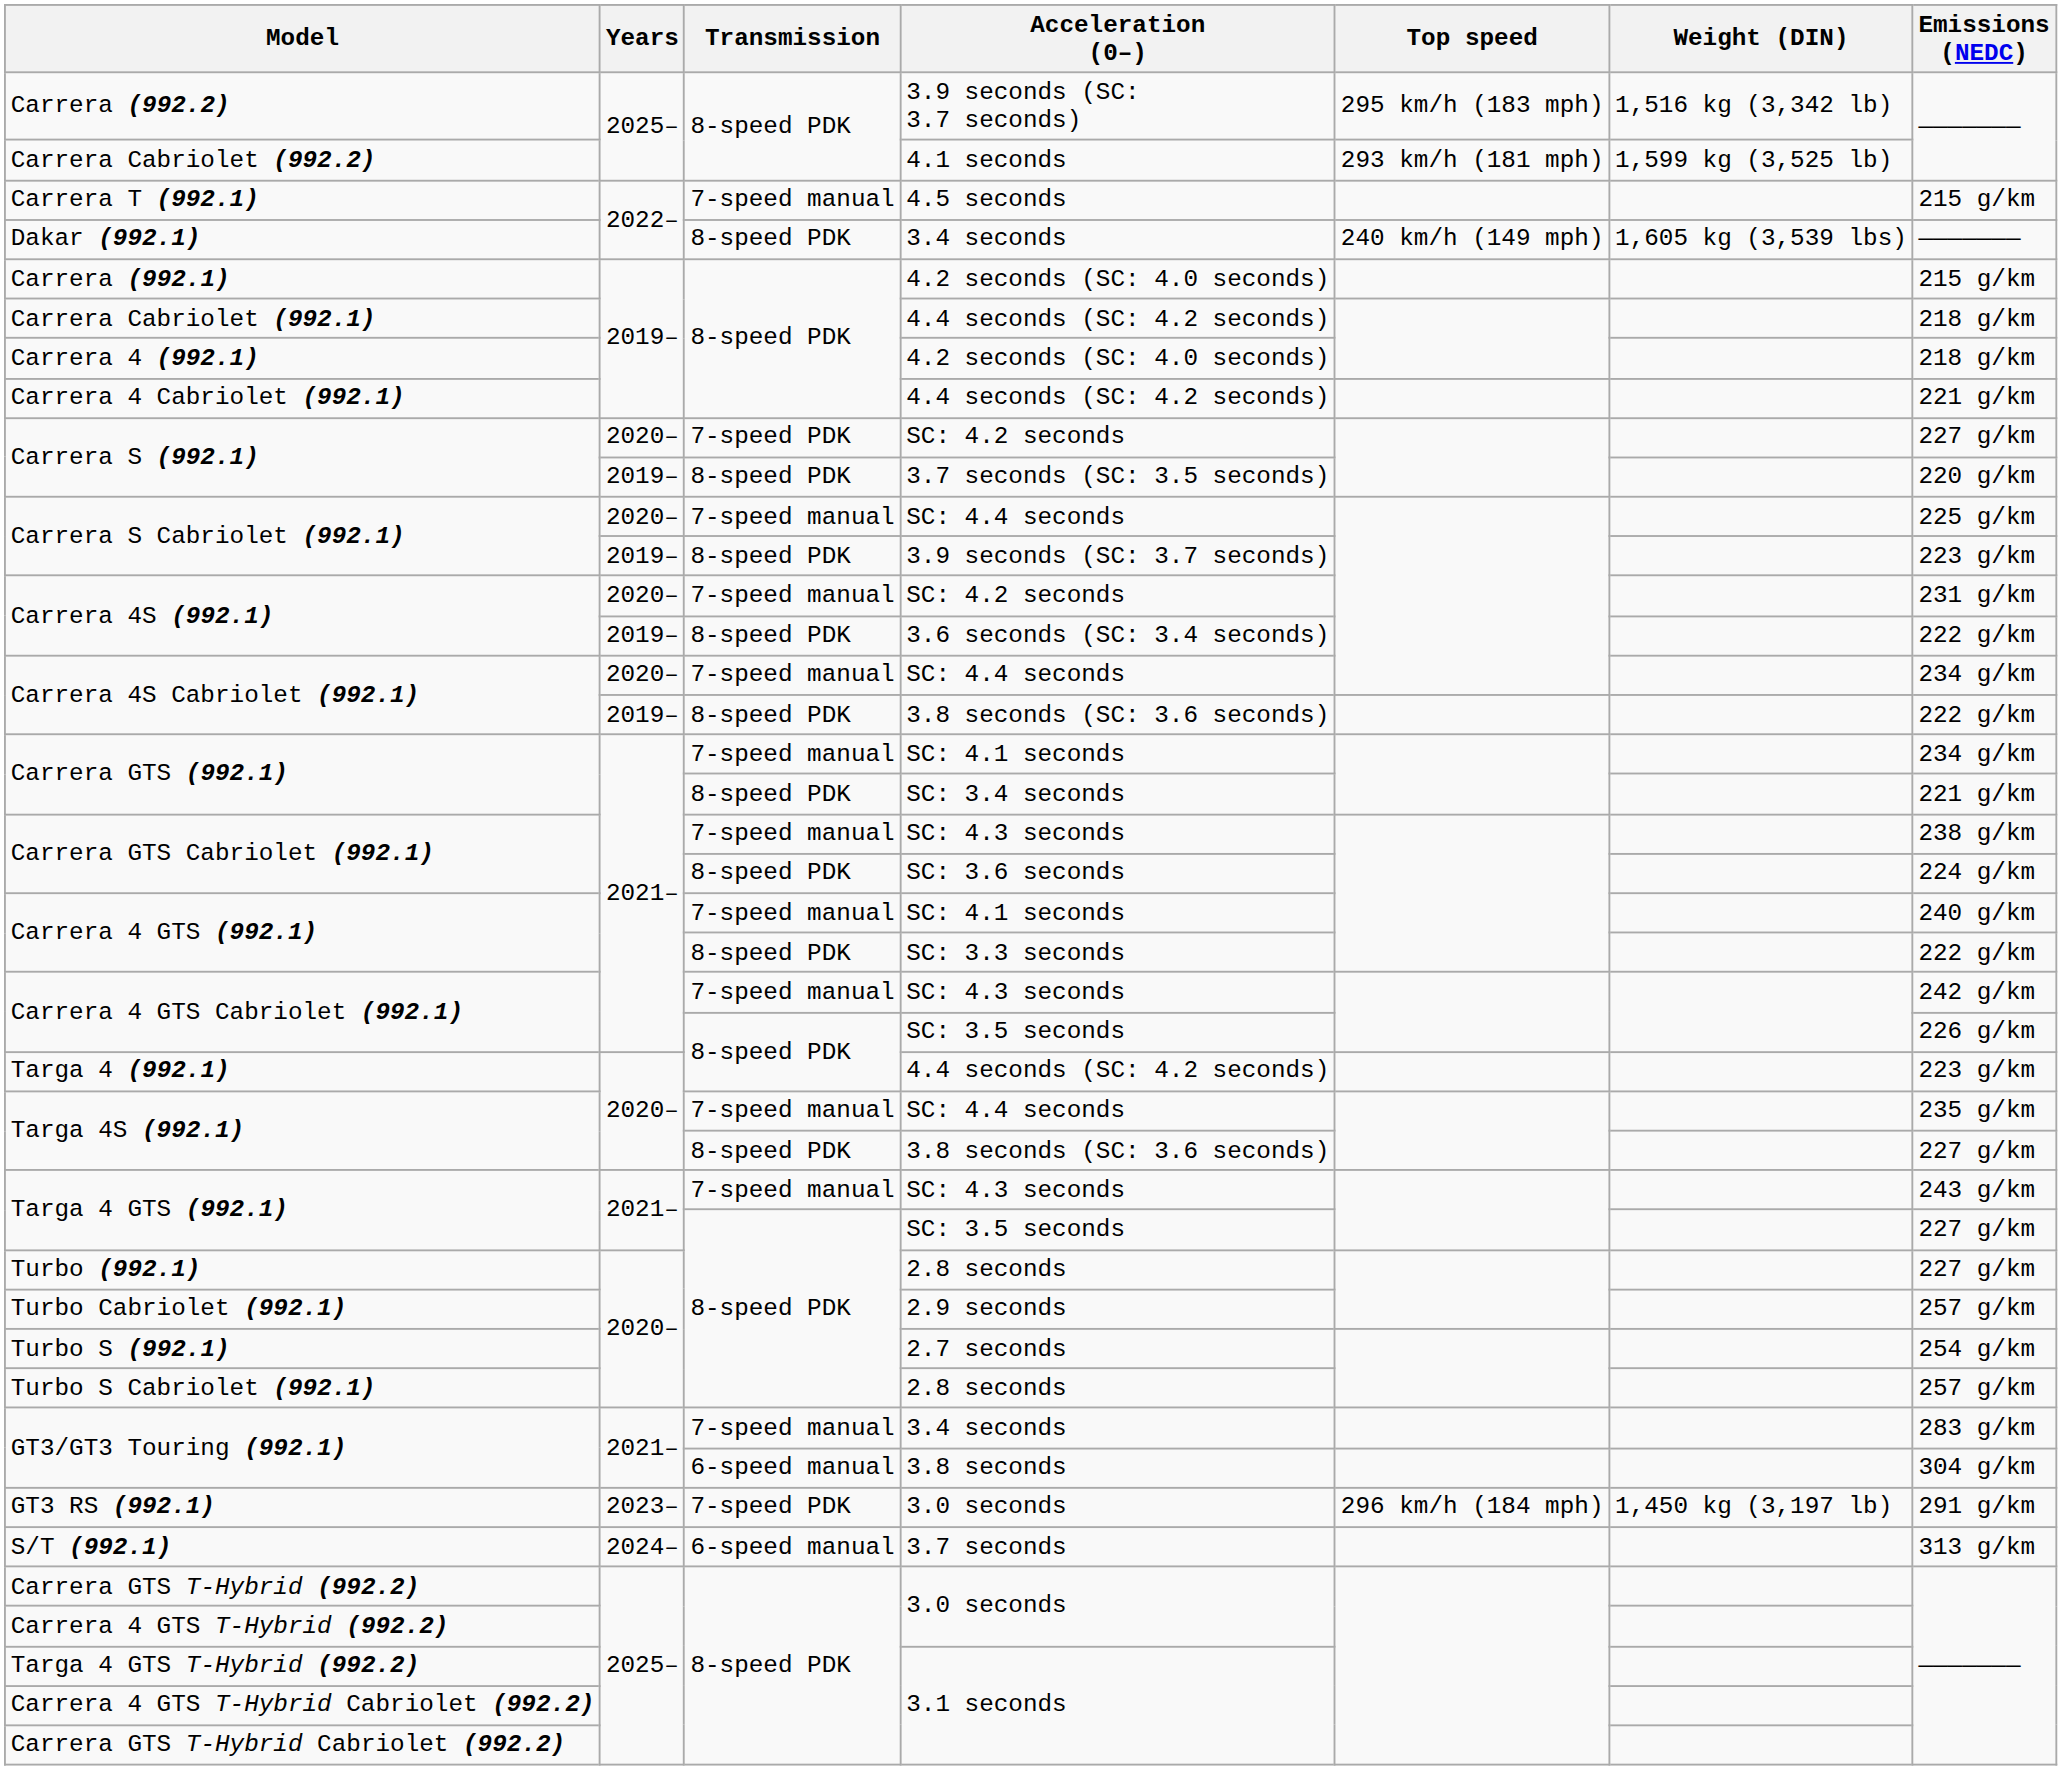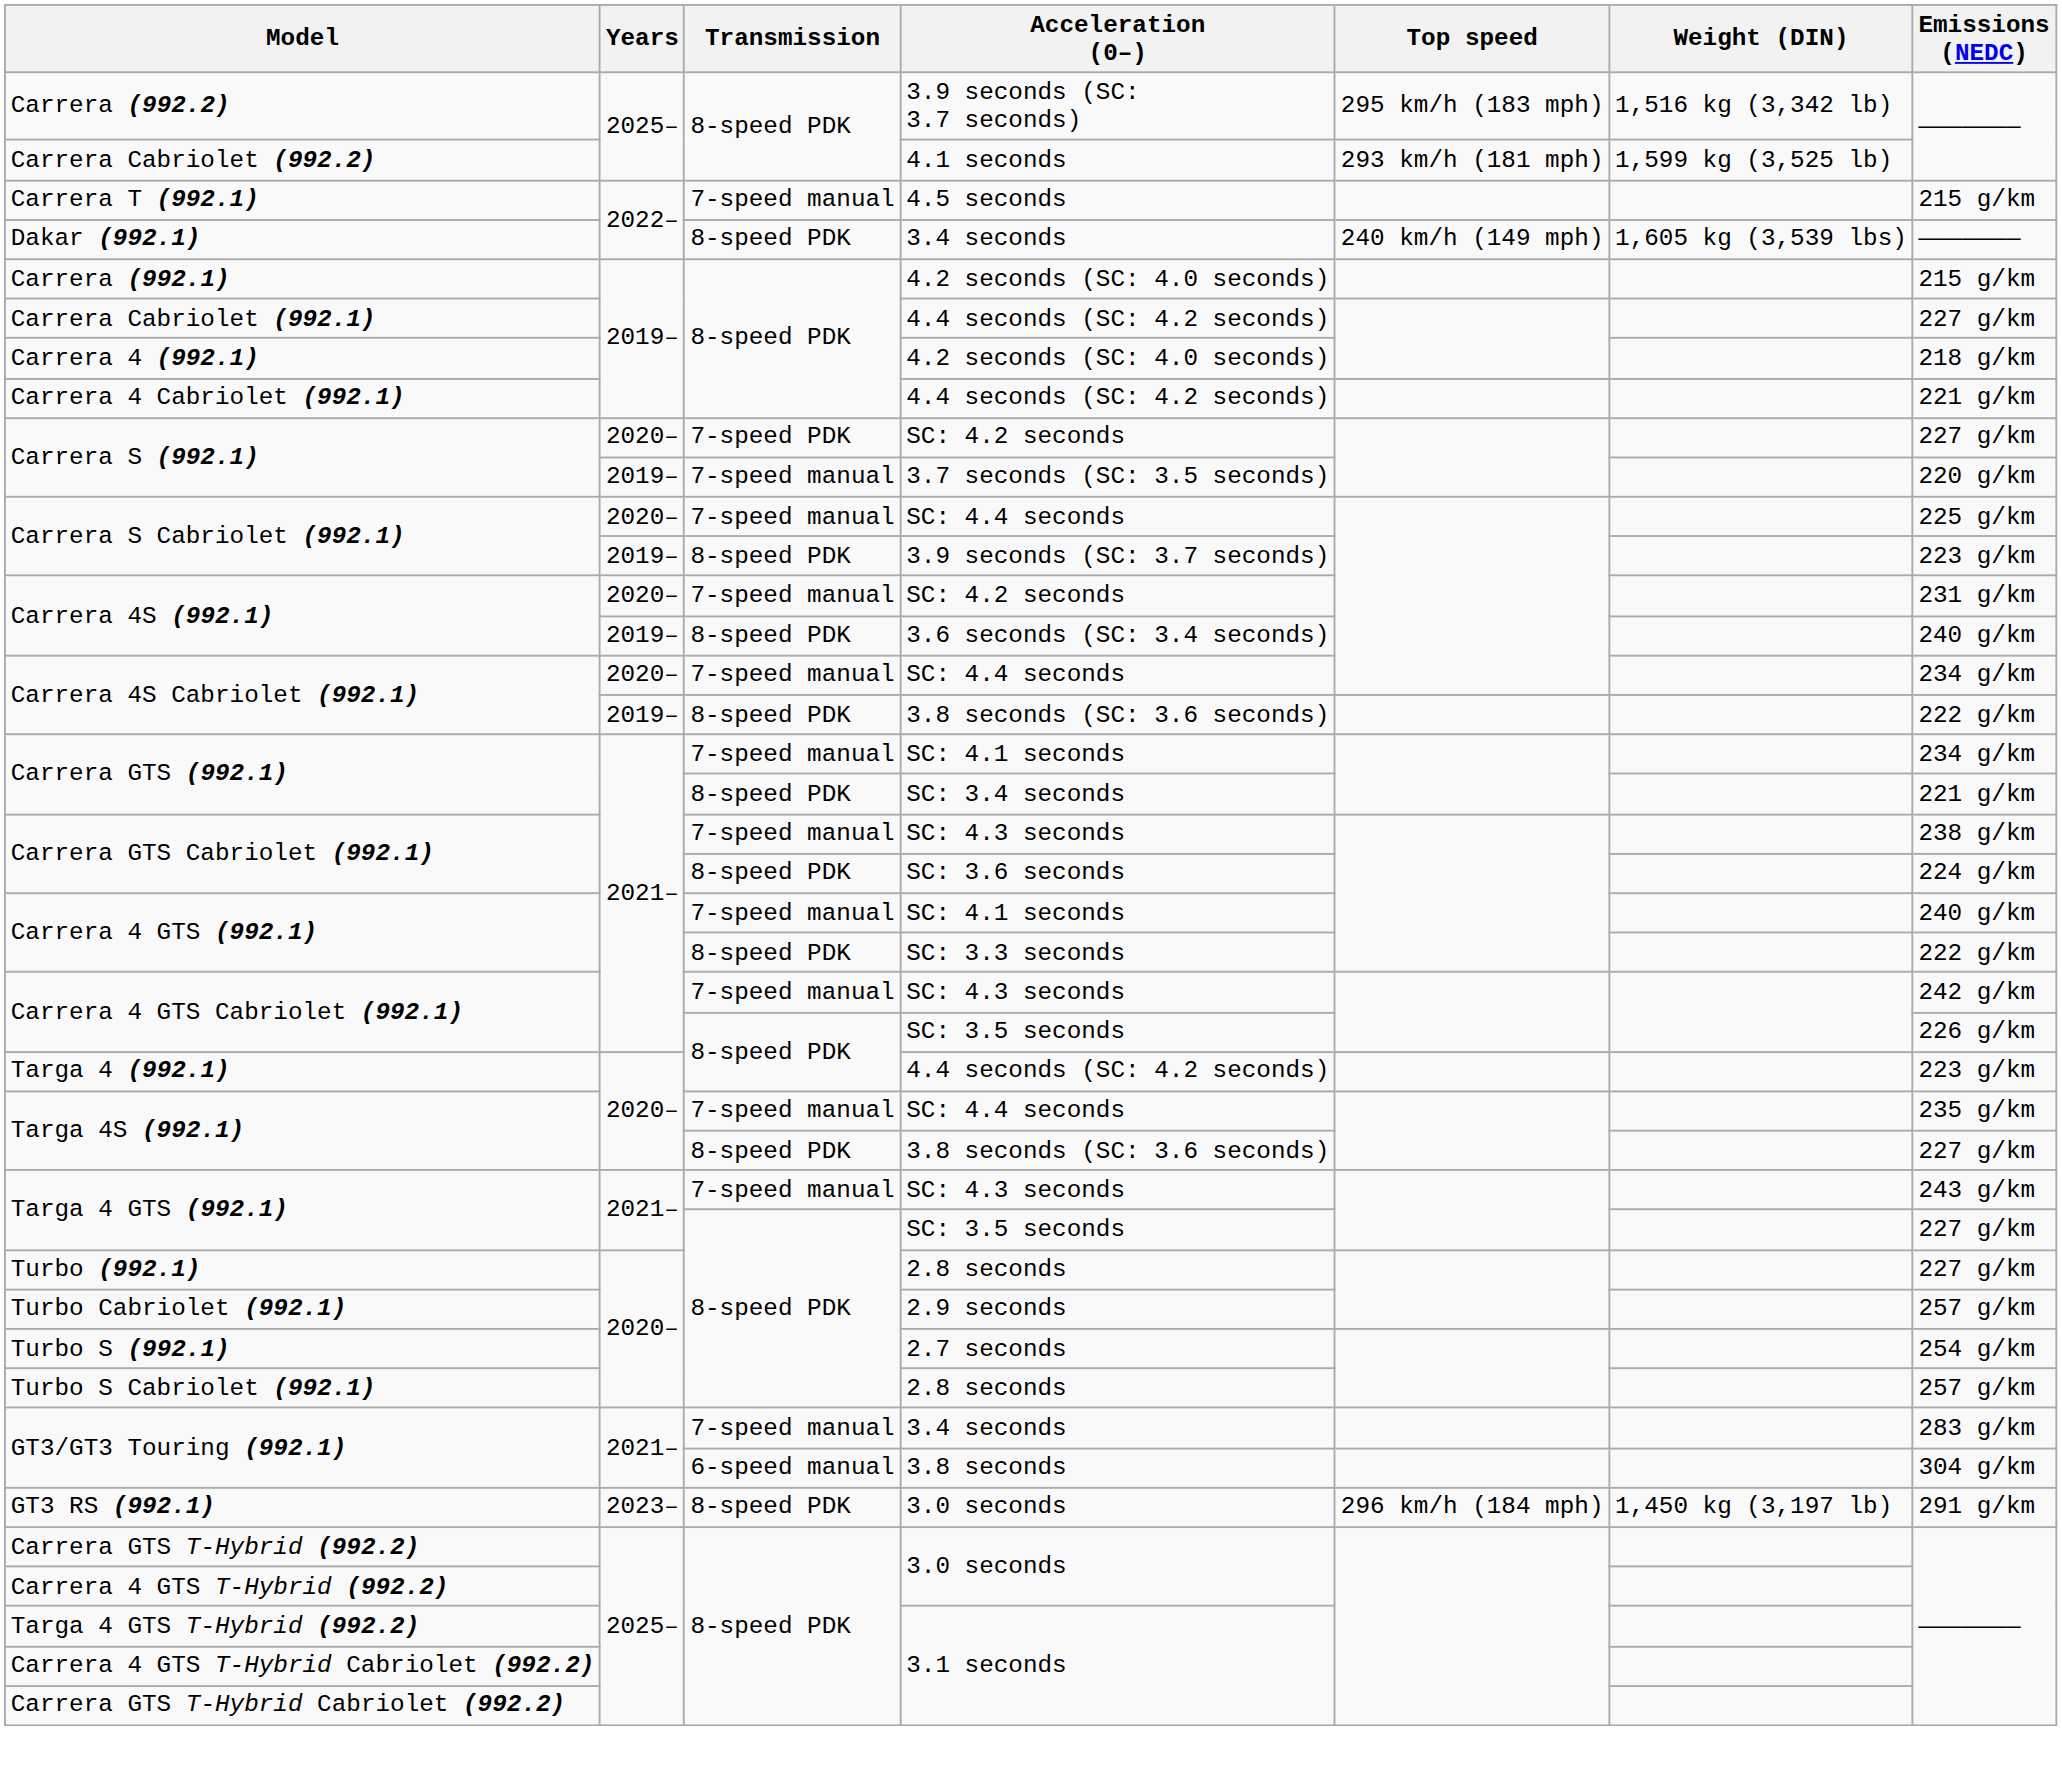(1977, 319) 218 g/km -> (1977, 319) 227 g/km
(771, 477) 8-speed PDK -> (793, 477) 7-speed manual
(1977, 636) 222 g/km -> (1977, 636) 240 g/km
(771, 1507) 7-speed PDK -> (771, 1507) 8-speed PDK
- row: (91, 1547)
